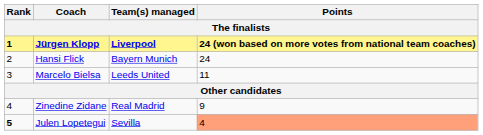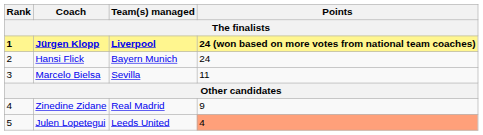(140, 75) Leeds United -> (126, 75) Sevilla
(9, 122) bold -> (9, 122) normal
(126, 122) Sevilla -> (140, 122) Leeds United
